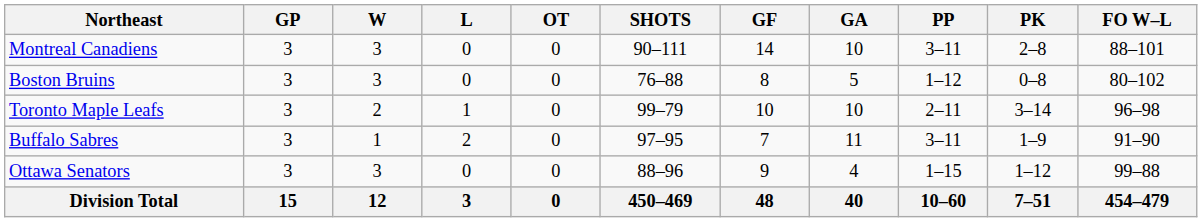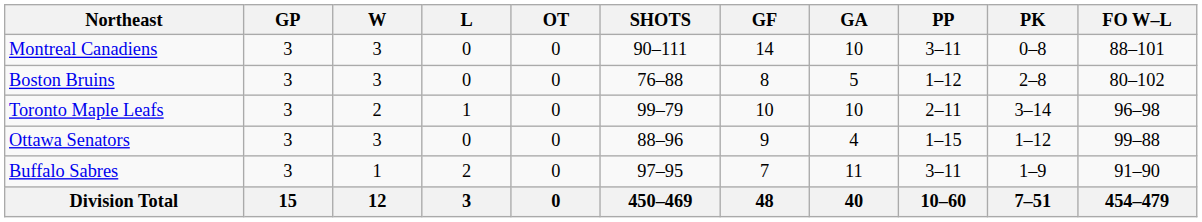(1033, 49) 2–8 -> (1033, 49) 0–8
(1033, 79) 0–8 -> (1033, 79) 2–8
rows swapped: (69, 170) <-> (64, 140)
